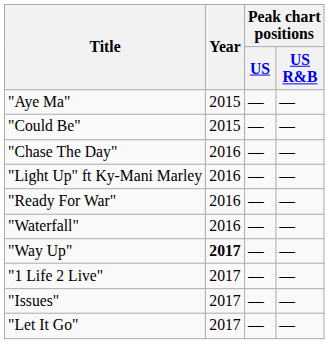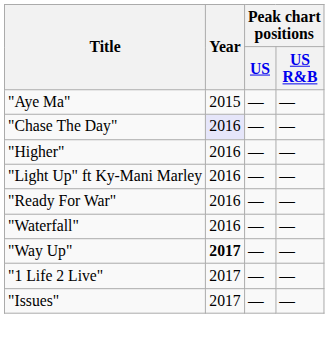- row: (44, 126)
(225, 151) no background -> (225, 126) lavender background
+ row: (36, 151)
- row: (43, 325)
